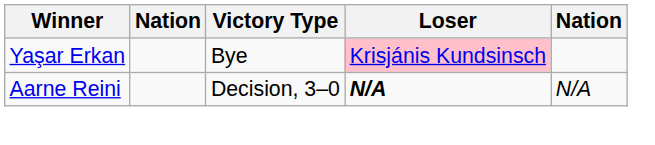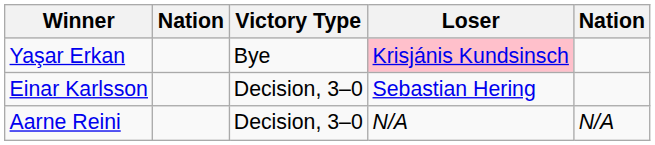+ row: (79, 88)
(368, 88) bold -> (390, 122) normal
